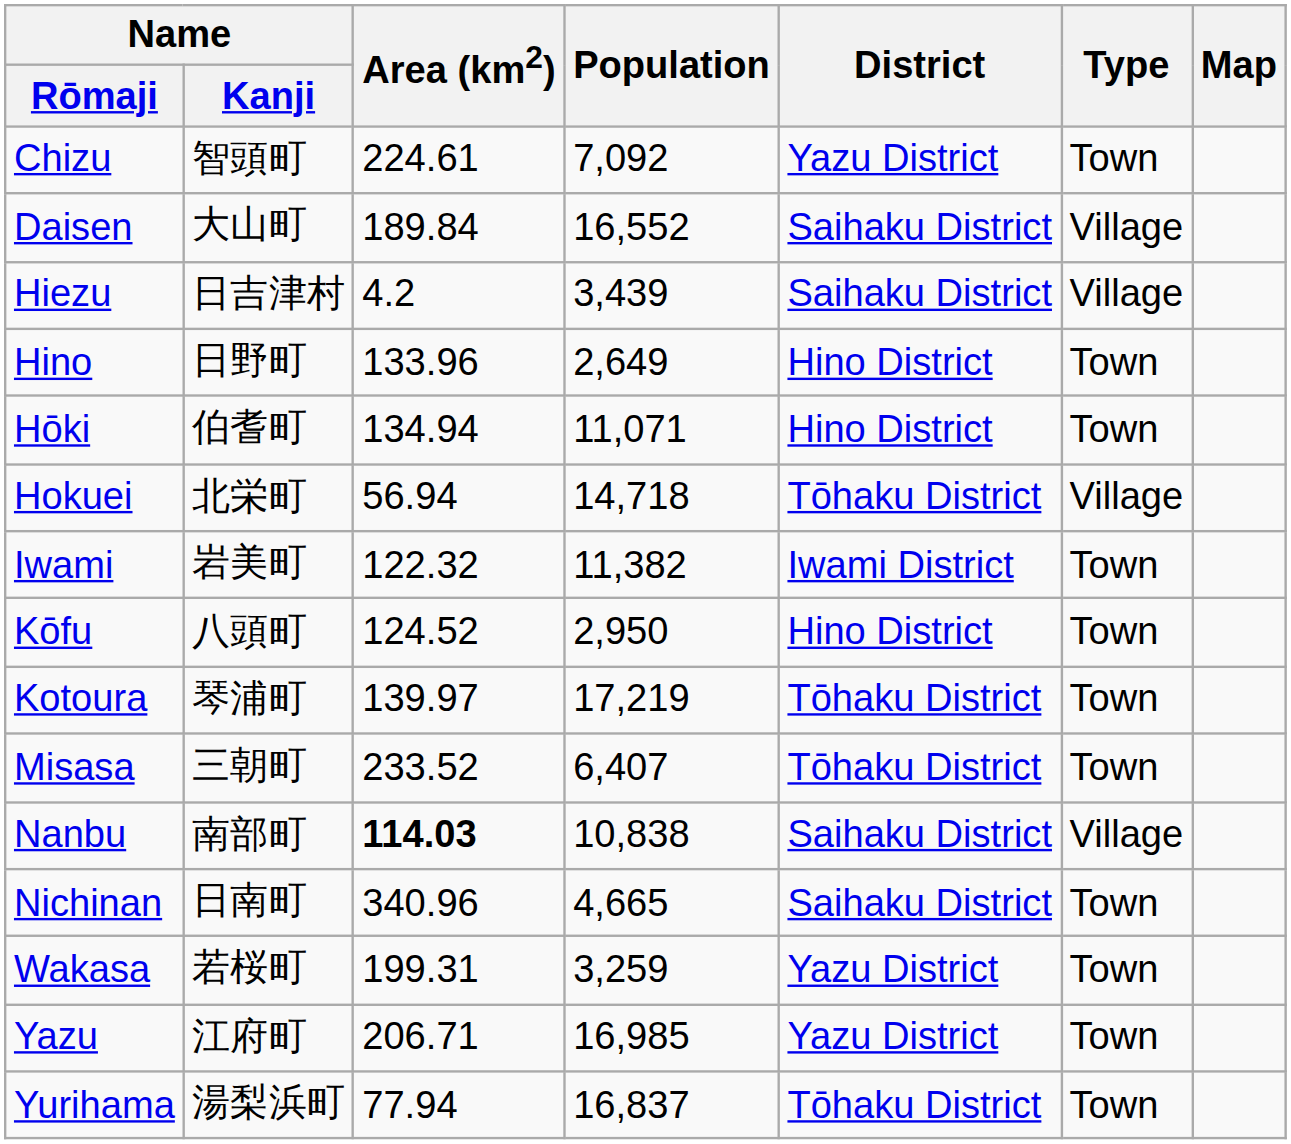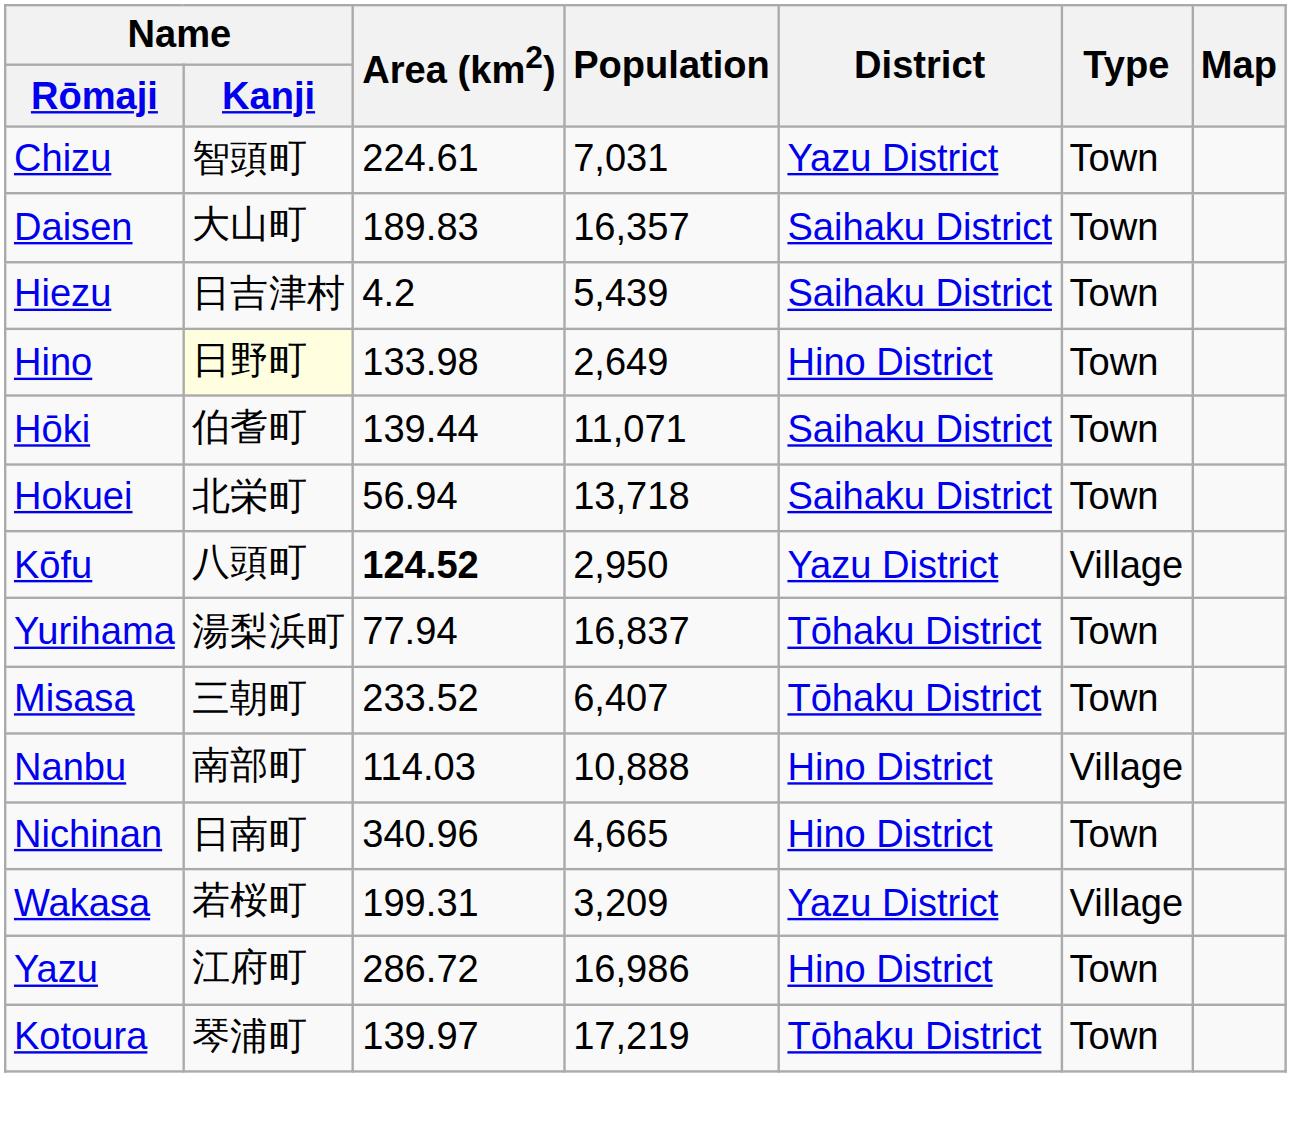(621, 159) 7,092 -> (621, 159) 7,031
(421, 226) 189.84 -> (421, 226) 189.83
(631, 226) 16,552 -> (631, 226) 16,357
(1126, 226) Village -> (1114, 226) Town
(621, 294) 3,439 -> (621, 294) 5,439
(1126, 294) Village -> (1114, 294) Town
(250, 360) no background -> (250, 360) lightyellow background
(421, 361) 133.96 -> (421, 361) 133.98
(421, 429) 134.94 -> (421, 429) 139.44
(890, 429) Hino District -> (920, 429) Saihaku District
(631, 496) 14,718 -> (631, 496) 13,718
(914, 496) Tōhaku District -> (920, 496) Saihaku District
(1126, 496) Village -> (1114, 496) Town
- row: (64, 564)
(421, 631) normal -> (421, 564) bold
(890, 631) Hino District -> (893, 564) Yazu District
(1114, 631) Town -> (1126, 564) Village
rows swapped: (81, 699) <-> (94, 1104)
(419, 834) bold -> (419, 766) normal
(631, 834) 10,838 -> (631, 766) 10,888
(920, 834) Saihaku District -> (890, 766) Hino District
(920, 901) Saihaku District -> (890, 834) Hino District
(621, 969) 3,259 -> (621, 901) 3,209
(1114, 969) Town -> (1126, 901) Village
(421, 1036) 206.71 -> (421, 969) 286.72
(631, 1036) 16,985 -> (631, 969) 16,986
(893, 1036) Yazu District -> (890, 969) Hino District
